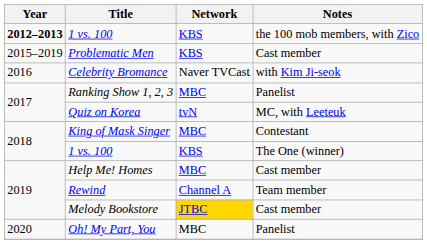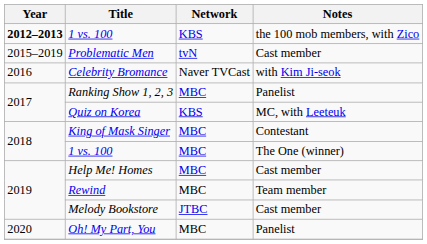(191, 53) KBS -> (188, 53) tvN
(188, 111) tvN -> (191, 111) KBS
(191, 151) KBS -> (192, 151) MBC
(205, 190) Channel A -> (192, 190) MBC
(193, 209) gold background -> (193, 209) no background
